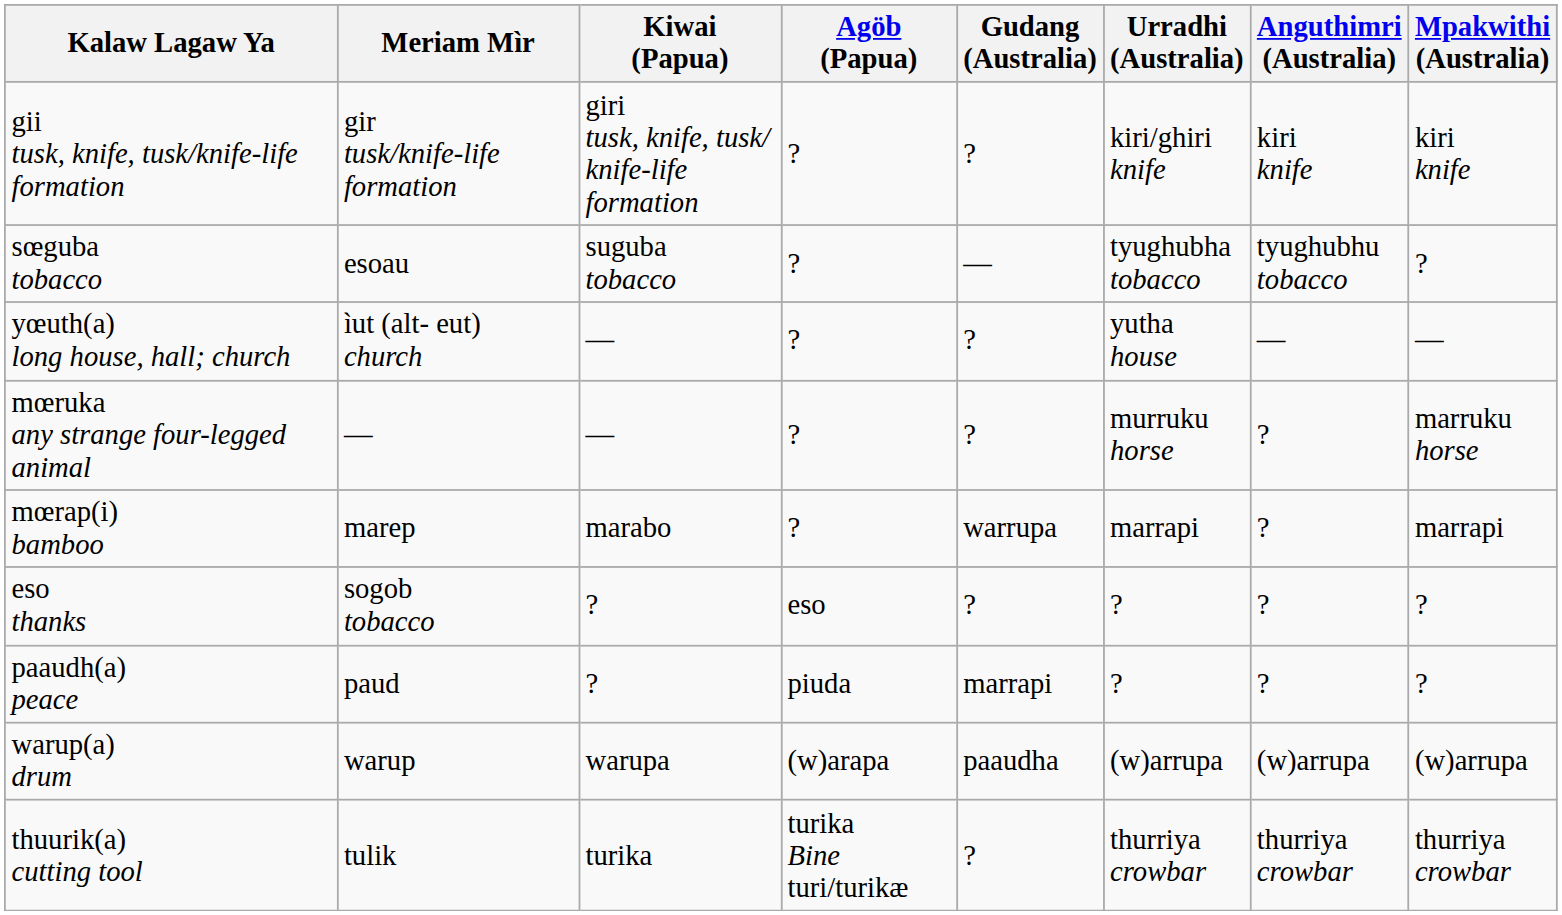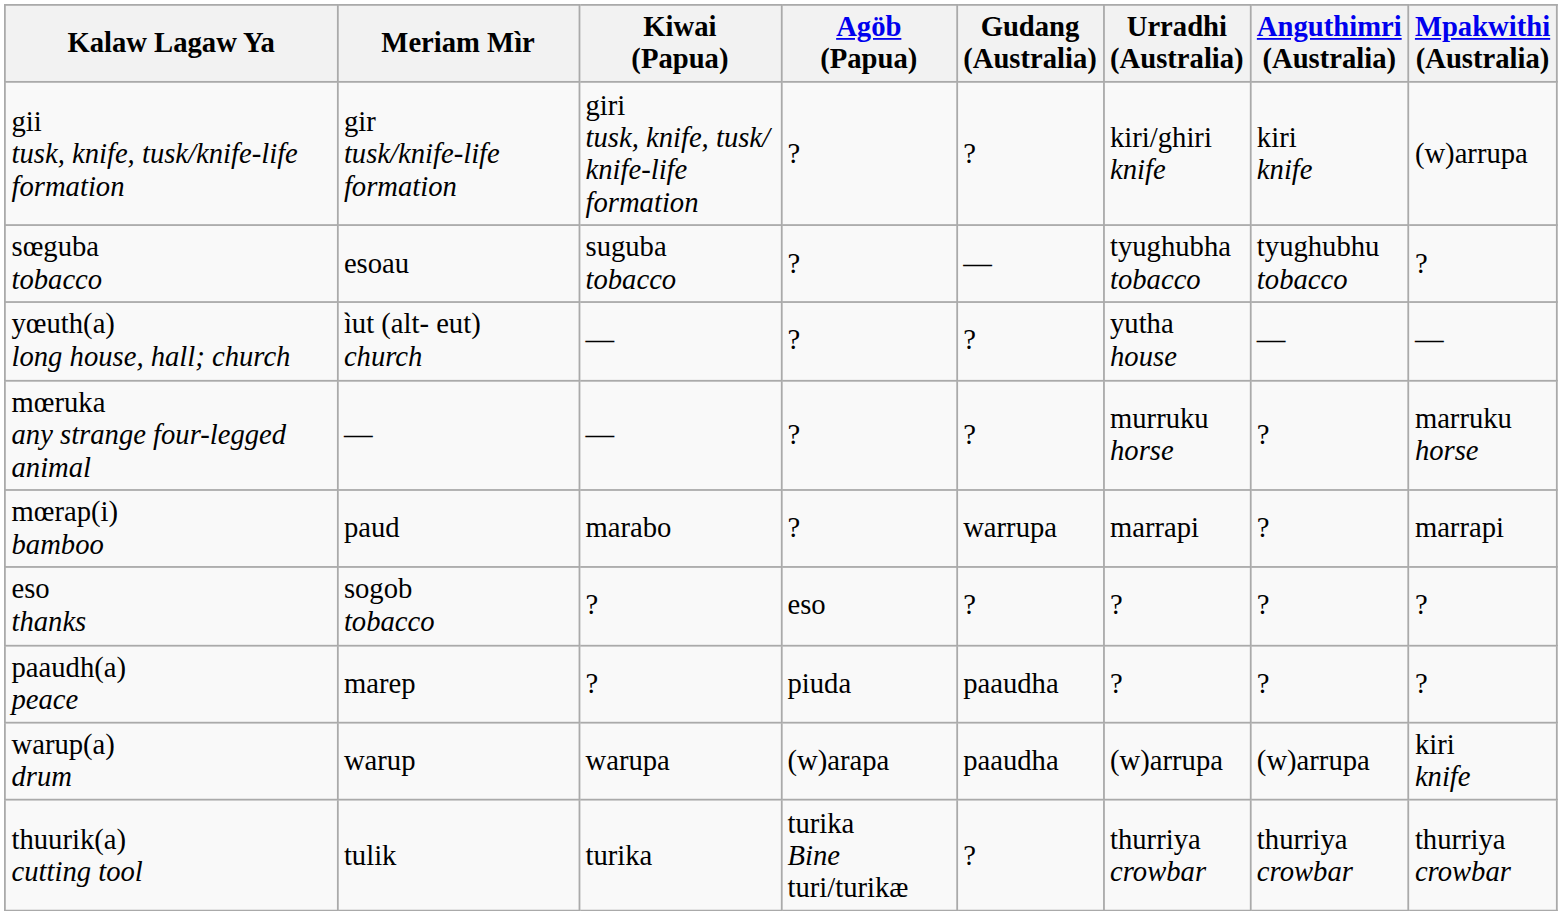(1443, 153) kiri knife -> (1471, 153) (w)arrupa
(380, 528) marep -> (372, 528) paud
(372, 683) paud -> (380, 683) marep
(1008, 683) marrapi -> (1011, 683) paaudha
(1471, 761) (w)arrupa -> (1443, 761) kiri knife
